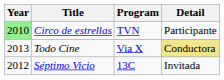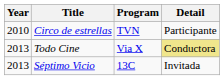(18, 30) lightgreen background -> (18, 30) no background
(18, 65) 2012 -> (18, 65) 2013
